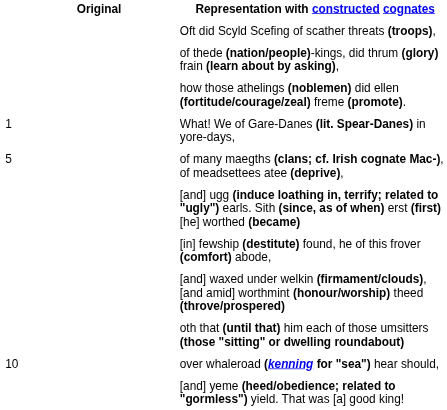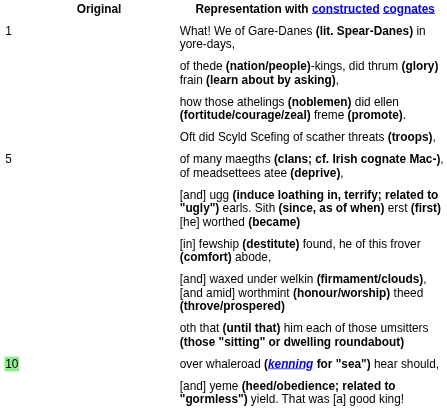rows swapped: (303, 131) <-> (308, 31)
(12, 364) no background -> (12, 364) lightgreen background
